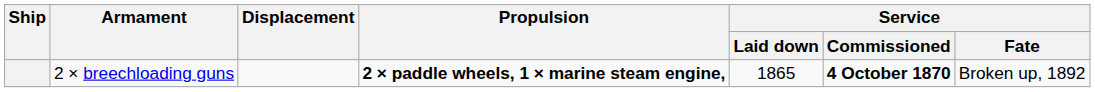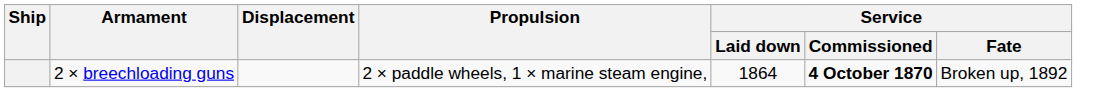(544, 73) bold -> (535, 73) normal
(776, 73) 1865 -> (758, 73) 1864
